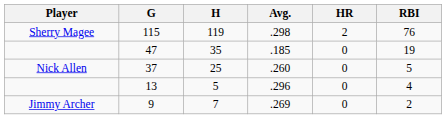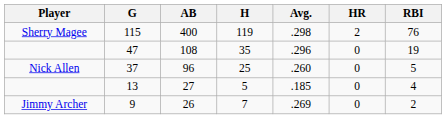+ column: (189, 13)
(280, 50) .185 -> (301, 50) .296
(280, 86) .296 -> (301, 86) .185
